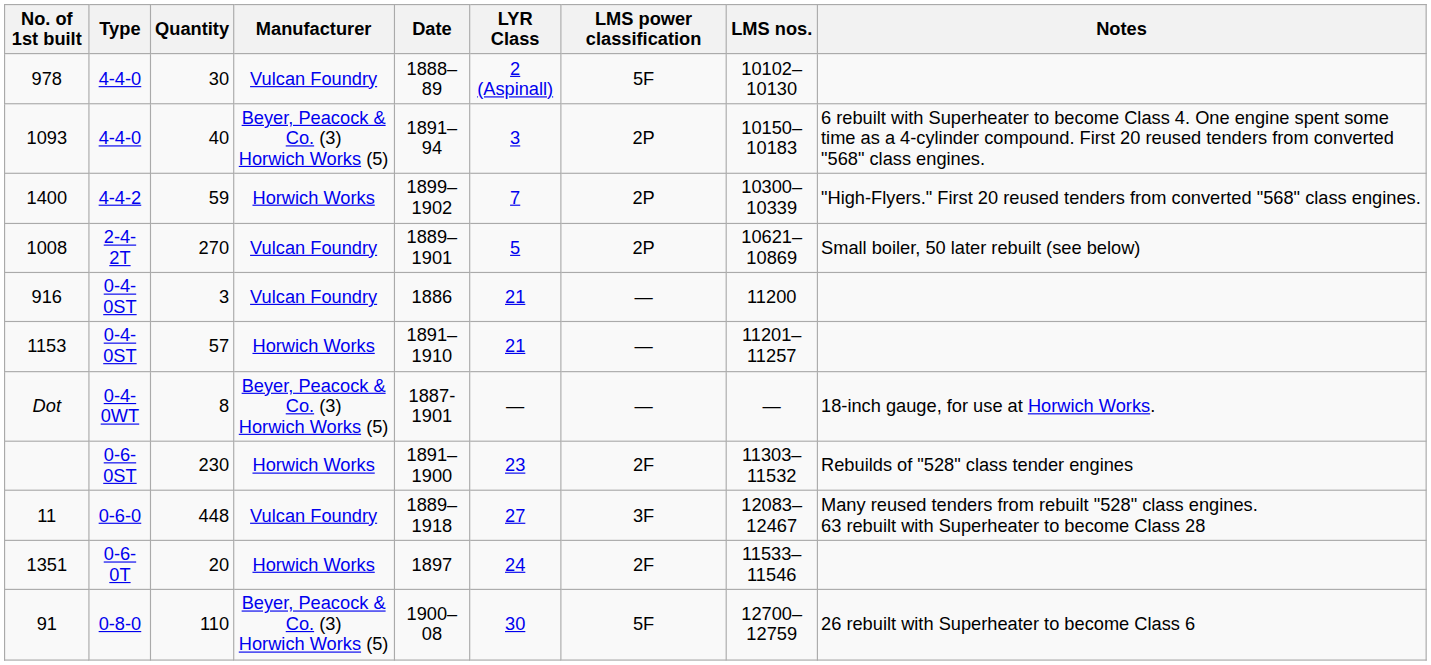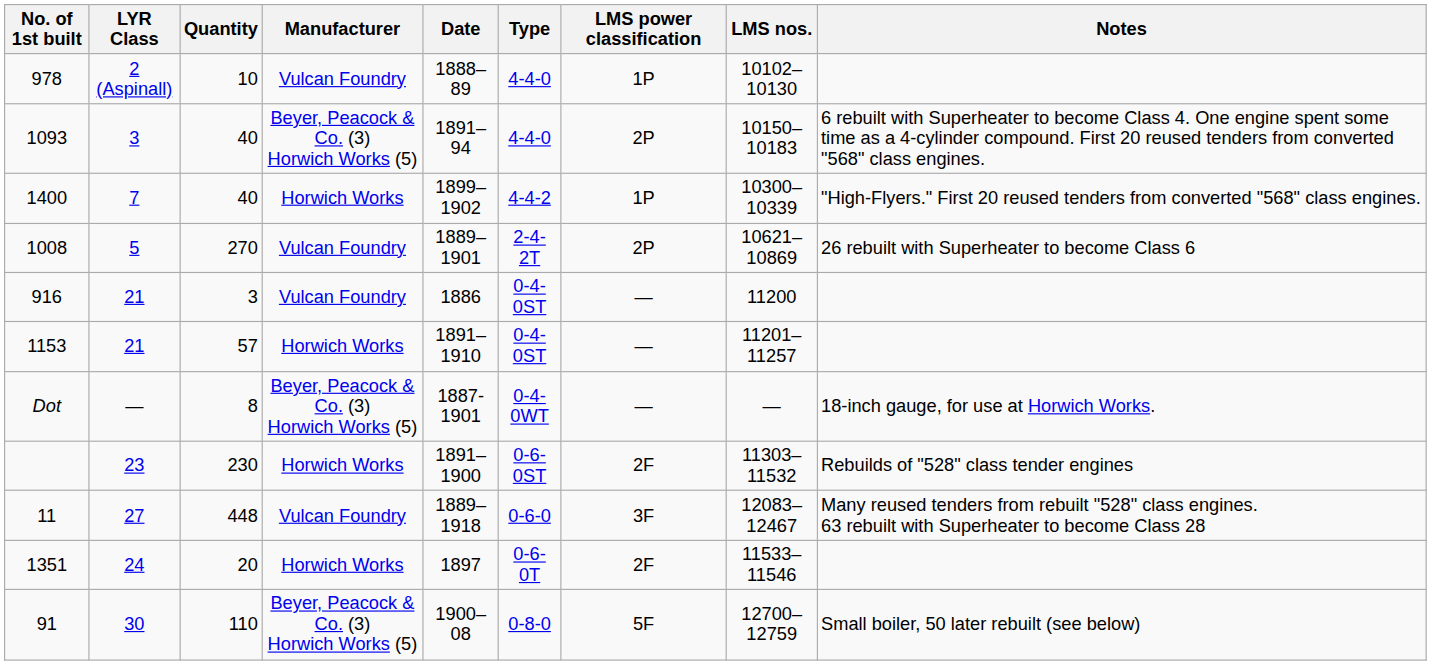columns swapped: (120, 29) <-> (515, 29)
(219, 78) 30 -> (248, 78) 10
(644, 78) 5F -> (644, 78) 1P
(219, 198) 59 -> (248, 198) 40
(644, 198) 2P -> (644, 198) 1P
(981, 247) Small boiler, 50 later rebuilt (see below) -> (1008, 247) 26 rebuilt with Superheater to become Class 6
(1008, 624) 26 rebuilt with Superheater to become Class 6 -> (981, 624) Small boiler, 50 later rebuilt (see below)
